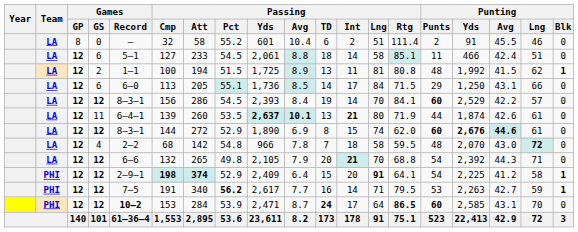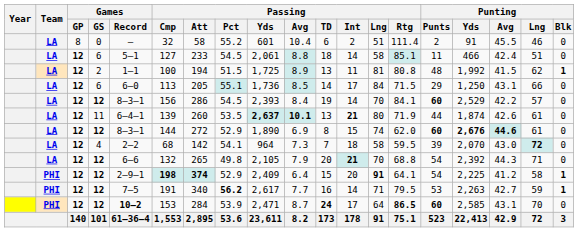(231, 145) 54.8 -> (231, 145) 54.1
(266, 145) 966 -> (266, 145) 964
(300, 145) 7.8 -> (300, 145) 7.3
(437, 145) 48 -> (437, 145) 39
